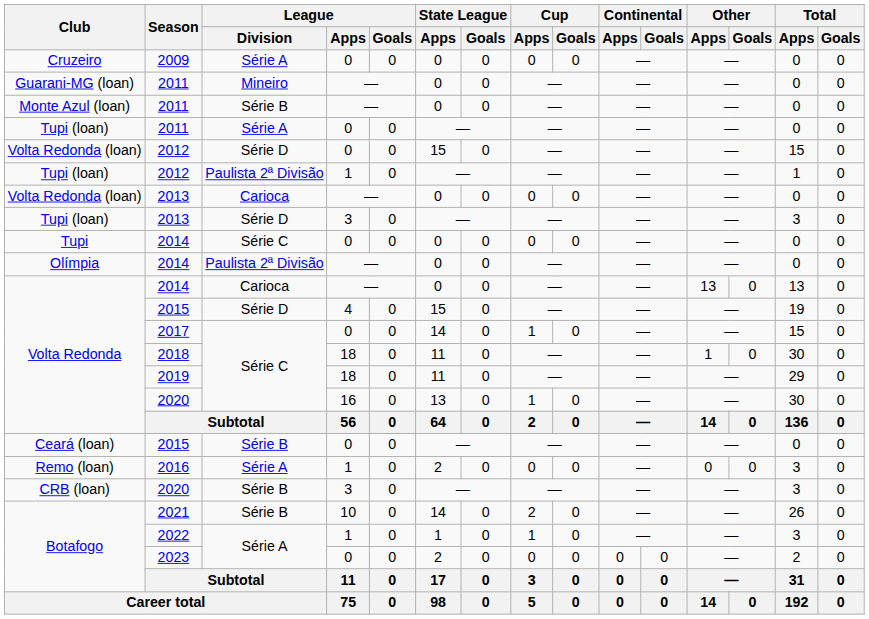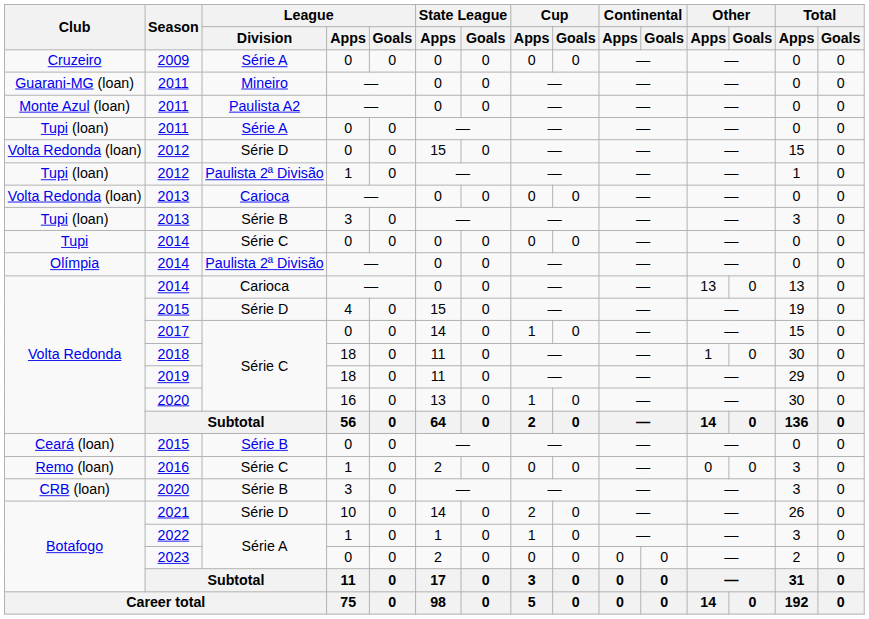(265, 106) Série B -> (265, 106) Paulista A2
(265, 219) Série D -> (265, 219) Série B
(265, 467) Série A -> (265, 467) Série C
(265, 512) Série B -> (265, 512) Série D
